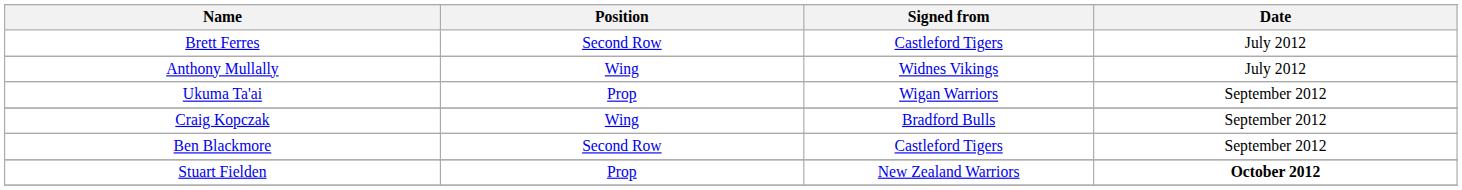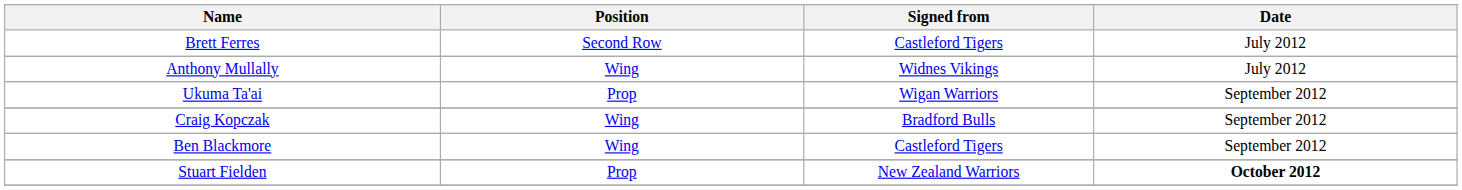(622, 146) Second Row -> (622, 146) Wing
